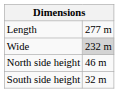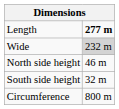(98, 29) normal -> (99, 29) bold
+ row: (38, 96)
